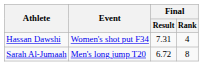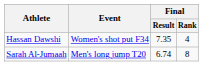(164, 40) 7.31 -> (164, 40) 7.35
(164, 54) 6.72 -> (164, 54) 6.74
